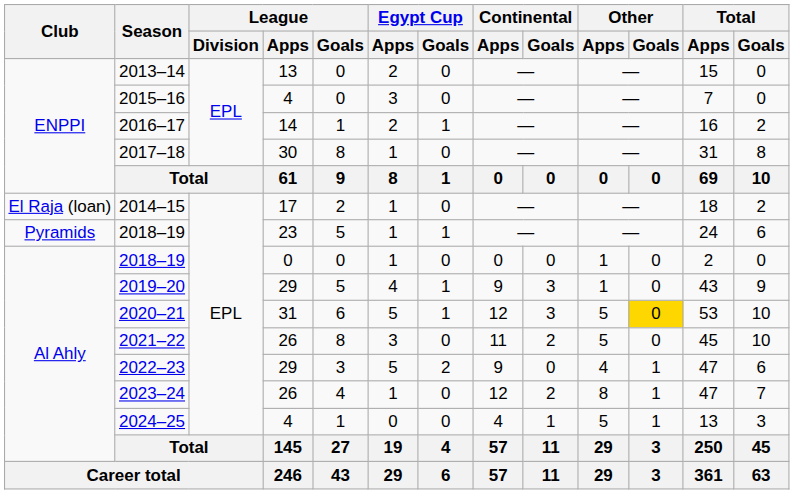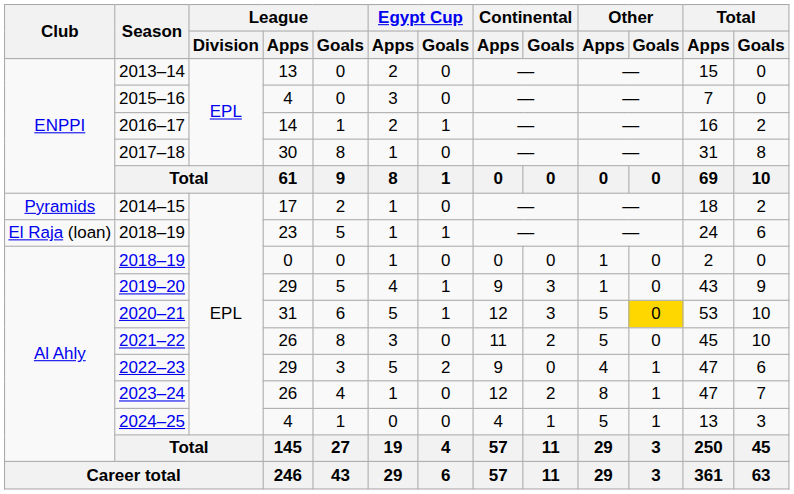(60, 206) El Raja (loan) -> (60, 206) Pyramids
(60, 233) Pyramids -> (60, 233) El Raja (loan)
